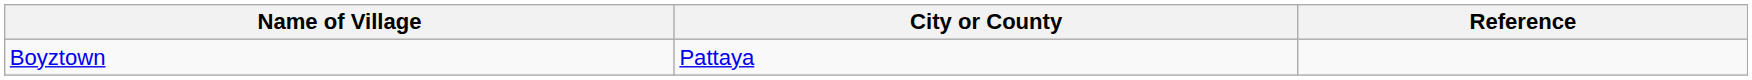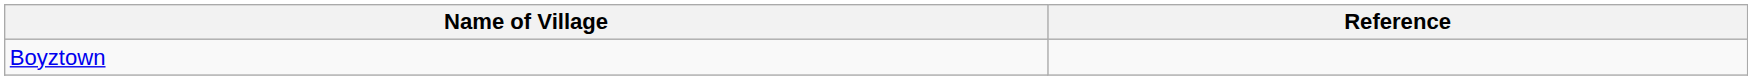- column: (986, 22)
